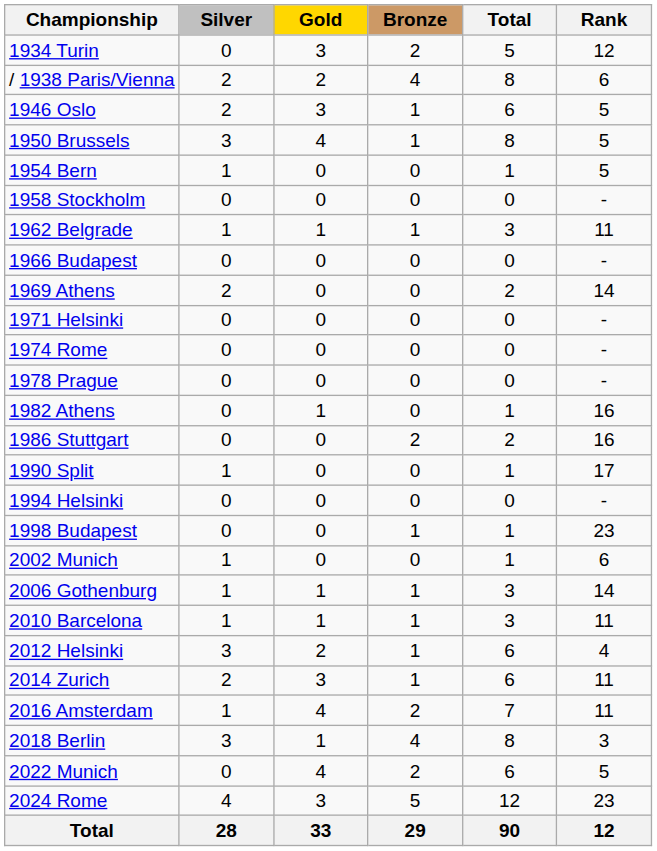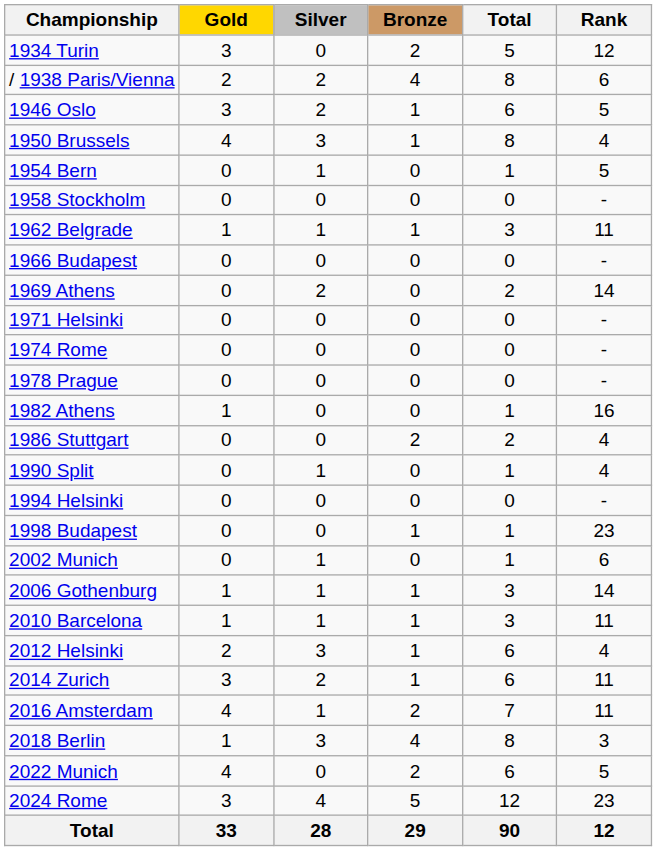columns swapped: (321, 20) <-> (226, 20)
(604, 140) 5 -> (604, 140) 4
(604, 440) 16 -> (604, 440) 4
(604, 471) 17 -> (604, 471) 4
